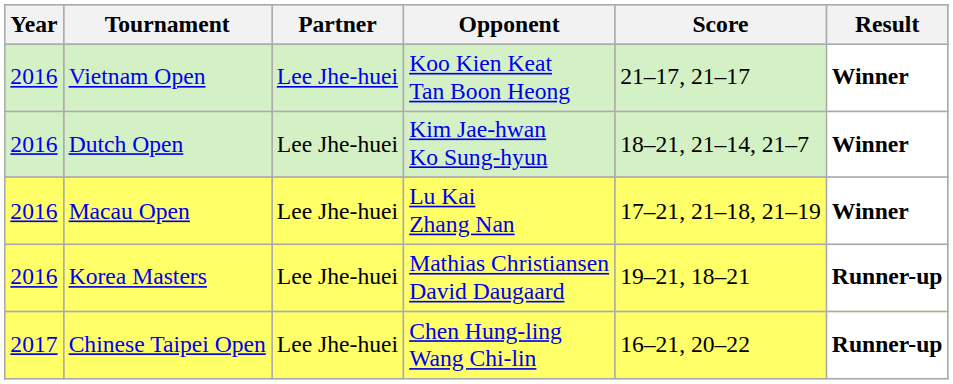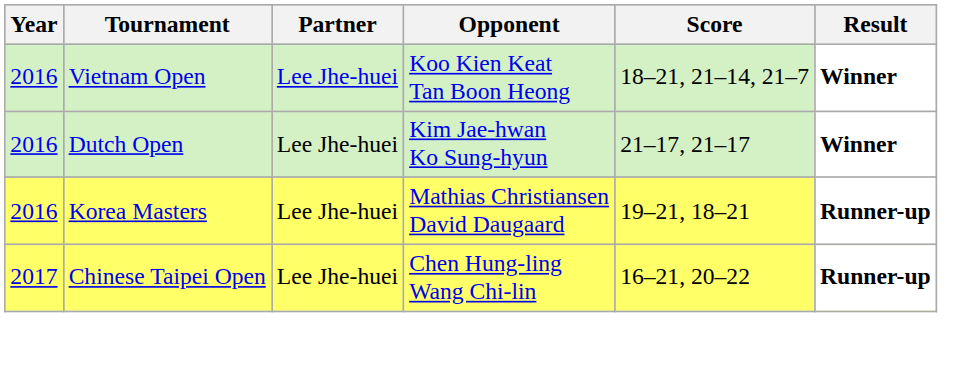(685, 77) 21–17, 21–17 -> (715, 77) 18–21, 21–14, 21–7
(715, 144) 18–21, 21–14, 21–7 -> (685, 144) 21–17, 21–17
- row: (129, 210)
